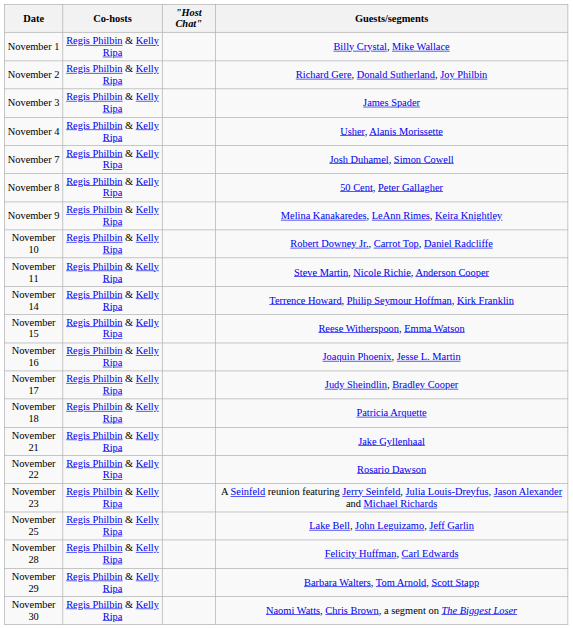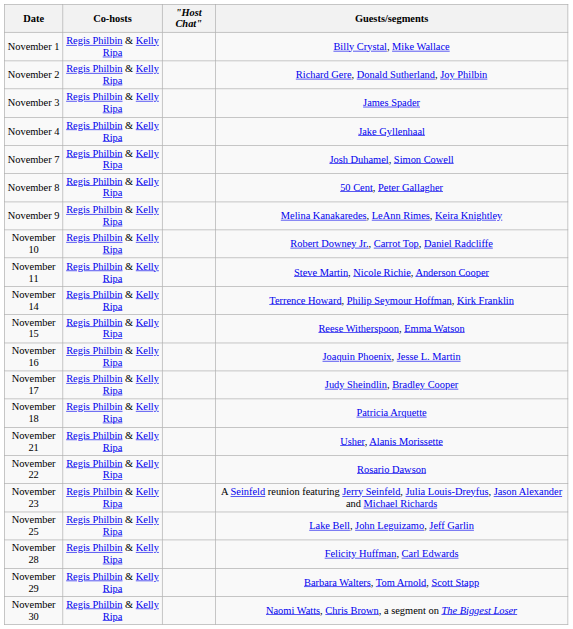(392, 131) Usher, Alanis Morissette -> (392, 131) Jake Gyllenhaal
(392, 441) Jake Gyllenhaal -> (392, 441) Usher, Alanis Morissette
